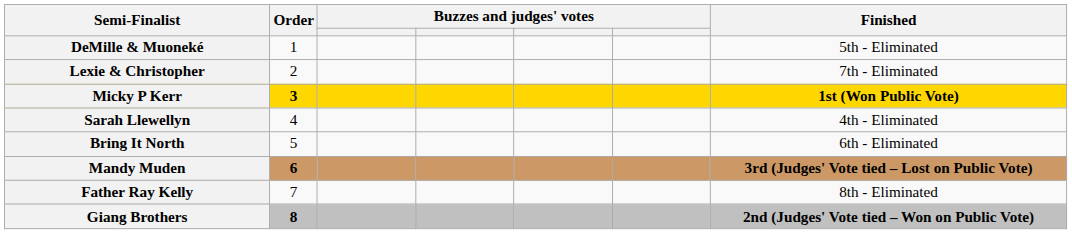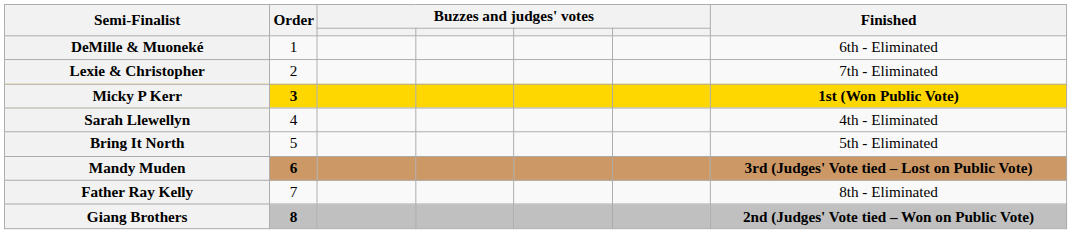(889, 47) 5th - Eliminated -> (889, 47) 6th - Eliminated
(889, 144) 6th - Eliminated -> (889, 144) 5th - Eliminated
